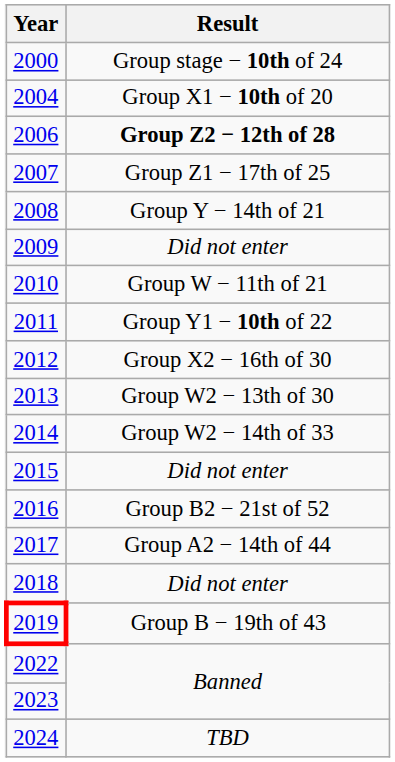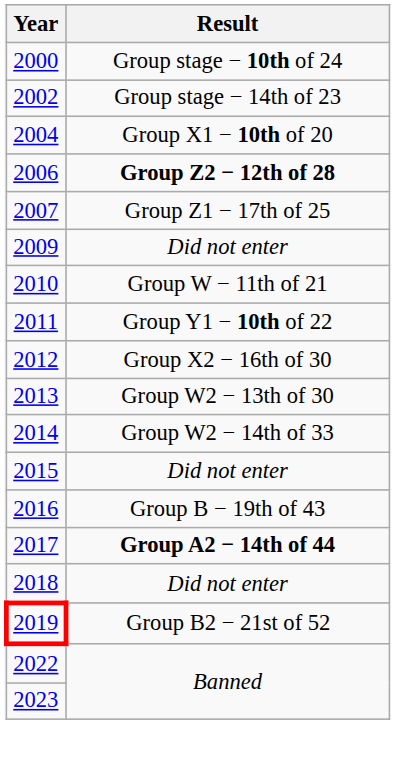+ row: (36, 98)
- row: (36, 209)
(228, 508) Group B2 − 21st of 52 -> (228, 508) Group B − 19th of 43
(228, 545) normal -> (228, 545) bold
(228, 623) Group B − 19th of 43 -> (228, 623) Group B2 − 21st of 52
- row: (36, 738)
